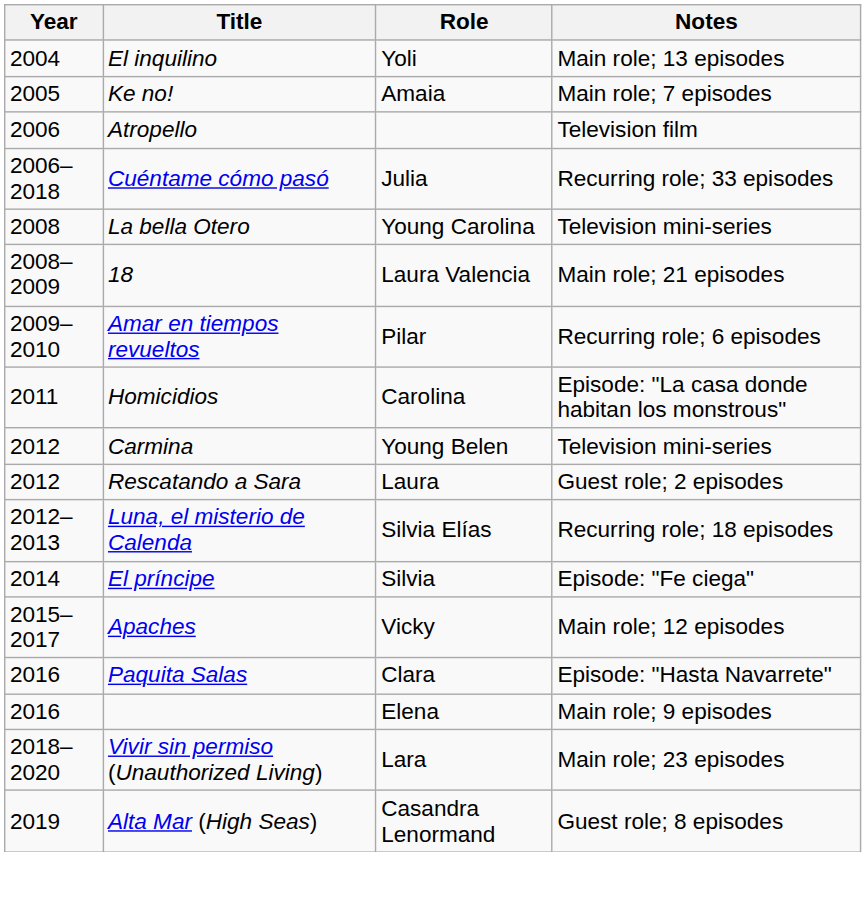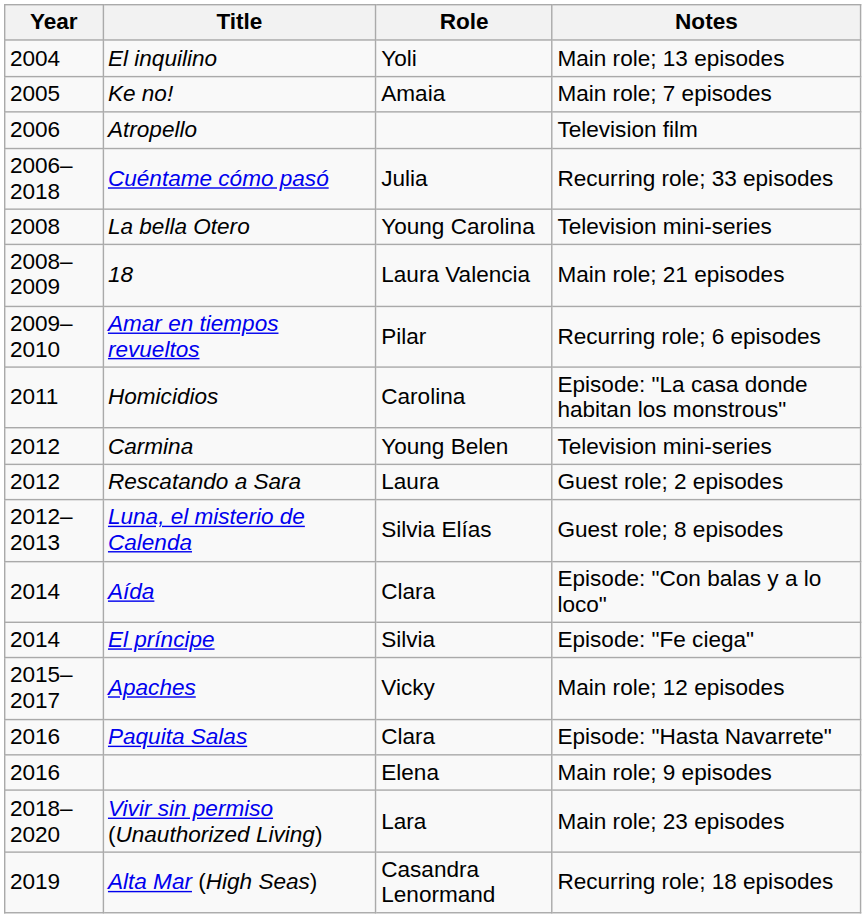(695, 530) Recurring role; 18 episodes -> (670, 530) Guest role; 8 episodes
+ row: (131, 591)
(670, 820) Guest role; 8 episodes -> (695, 882) Recurring role; 18 episodes
